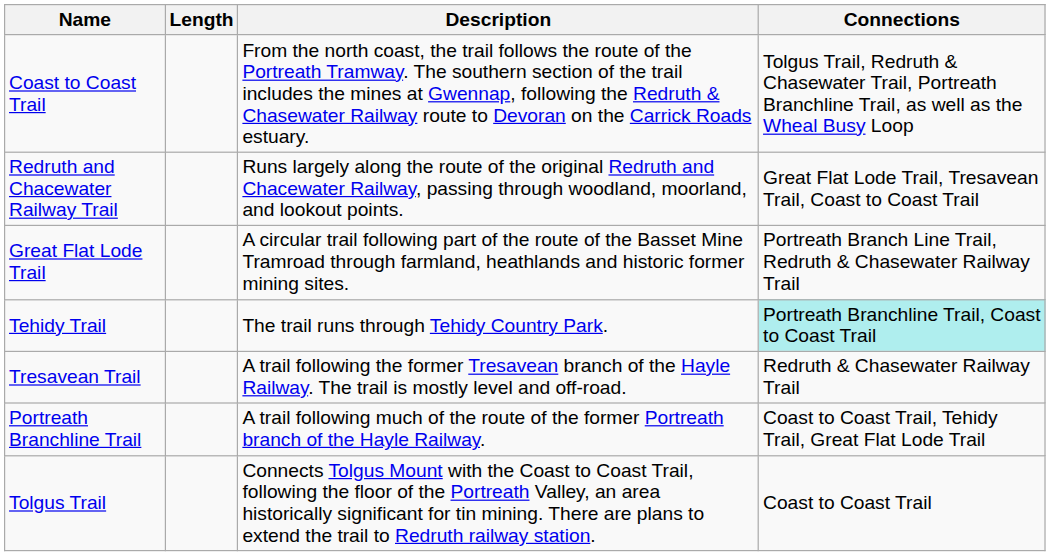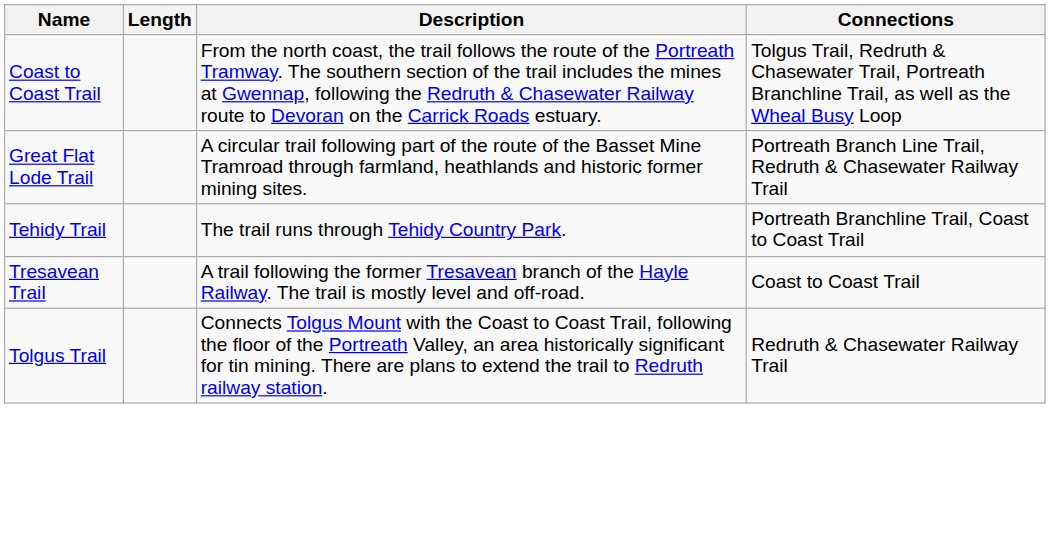- row: (63, 188)
(902, 325) paleturquoise background -> (890, 229) no background
(896, 377) Redruth & Chasewater Railway Trail -> (836, 281) Coast to Coast Trail
- row: (75, 429)
(847, 502) Coast to Coast Trail -> (885, 355) Redruth & Chasewater Railway Trail
